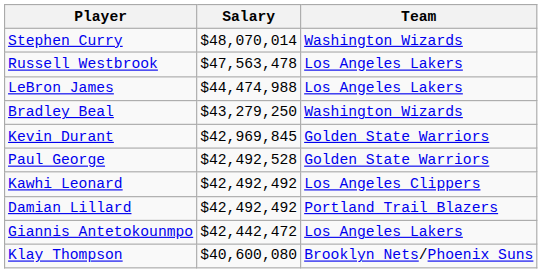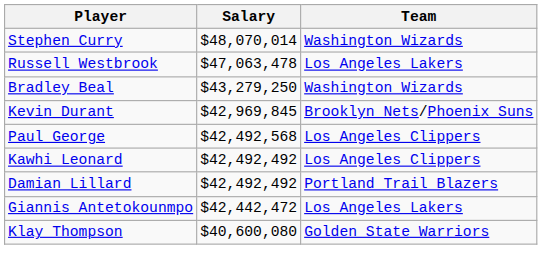(249, 64) $47,563,478 -> (249, 64) $47,063,478
- row: (61, 88)
(397, 136) Golden State Warriors -> (419, 112) Brooklyn Nets/Phoenix Suns
(249, 160) $42,492,528 -> (249, 136) $42,492,568
(397, 160) Golden State Warriors -> (392, 136) Los Angeles Clippers
(419, 256) Brooklyn Nets/Phoenix Suns -> (397, 232) Golden State Warriors
